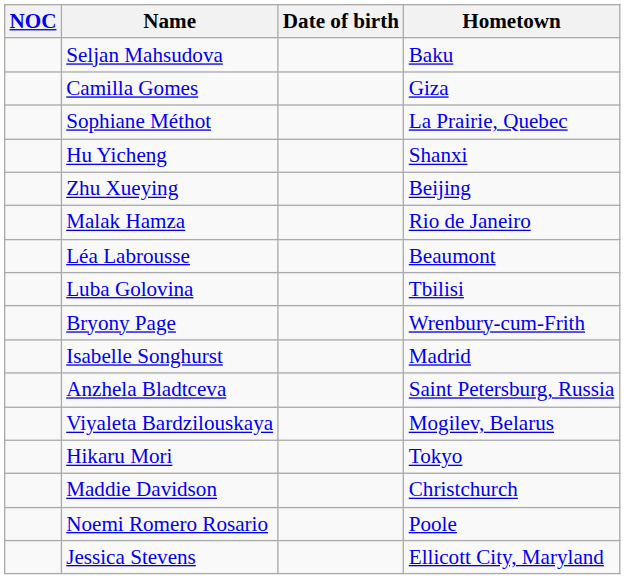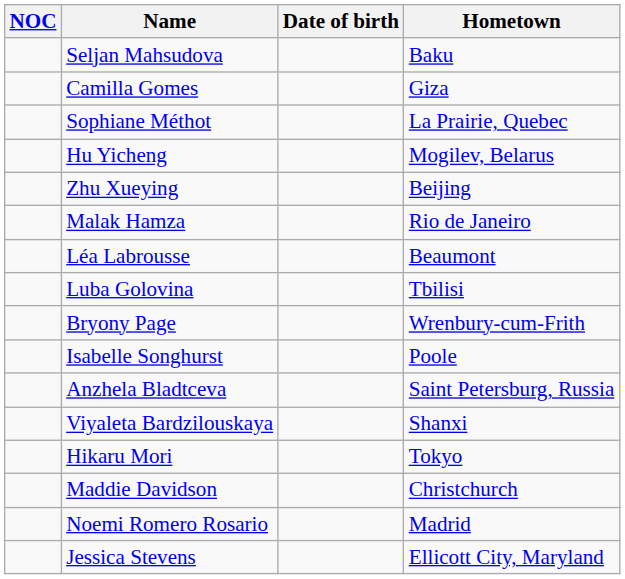(438, 155) Shanxi -> (481, 155) Mogilev, Belarus
(440, 356) Madrid -> (433, 356) Poole
(481, 423) Mogilev, Belarus -> (438, 423) Shanxi
(433, 523) Poole -> (440, 523) Madrid
